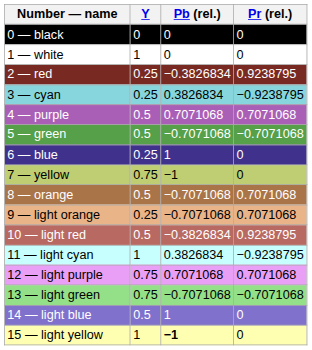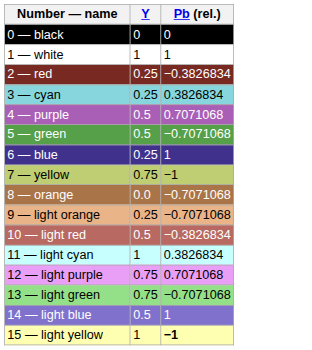- column: (270, 14)
(167, 54) 0 -> (167, 54) 1
(142, 194) 0.5 -> (142, 194) 0.0
